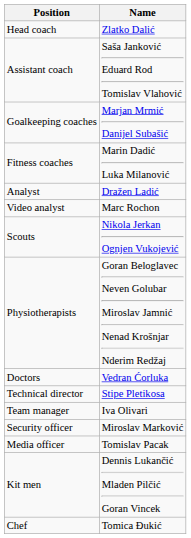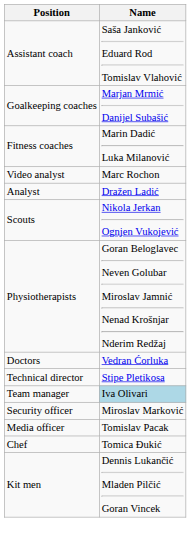- row: (32, 29)
rows swapped: (23, 191) <-> (36, 208)
(125, 410) no background -> (125, 394) lightblue background
rows swapped: (17, 525) <-> (24, 484)
